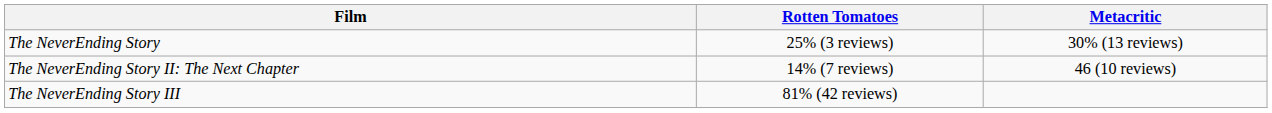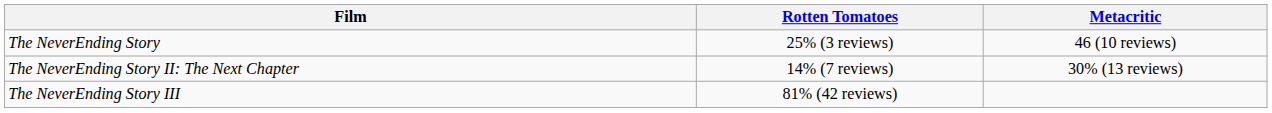(1125, 42) 30% (13 reviews) -> (1125, 42) 46 (10 reviews)
(1125, 68) 46 (10 reviews) -> (1125, 68) 30% (13 reviews)
